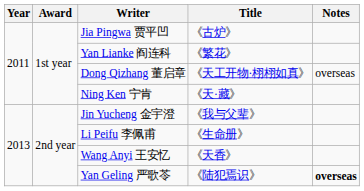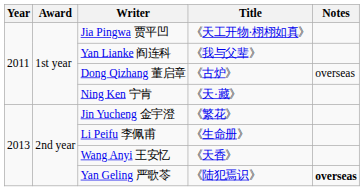(214, 32) 《古炉》 -> (250, 32) 《天工开物·栩栩如真》
(214, 53) 《繁花》 -> (225, 53) 《我与父辈》
(250, 73) 《天工开物·栩栩如真》 -> (214, 73) 《古炉》
(225, 114) 《我与父辈》 -> (214, 114) 《繁花》
